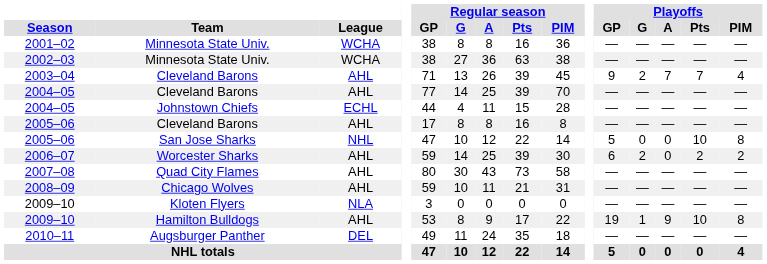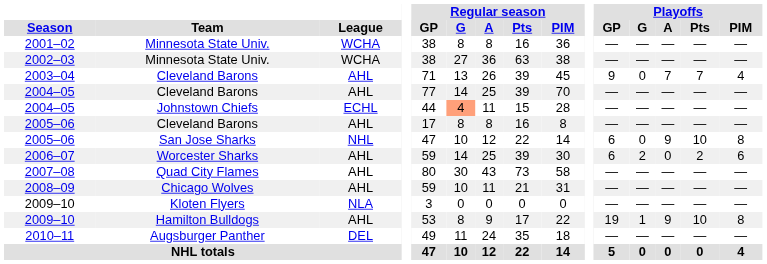(642, 76) 2 -> (642, 76) 0
(461, 108) no background -> (461, 108) lightsalmon background
(612, 140) 5 -> (612, 140) 6
(668, 140) 0 -> (668, 140) 9
(741, 156) 2 -> (741, 156) 6
